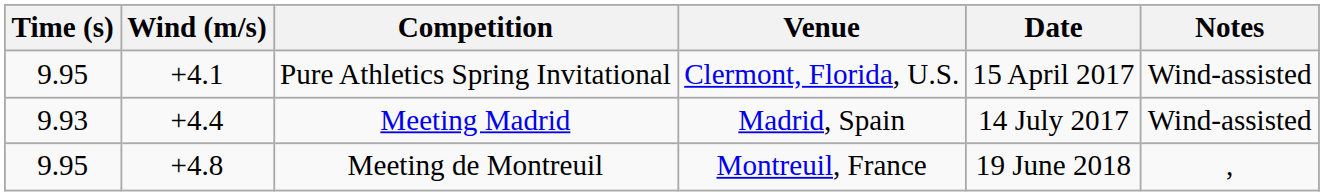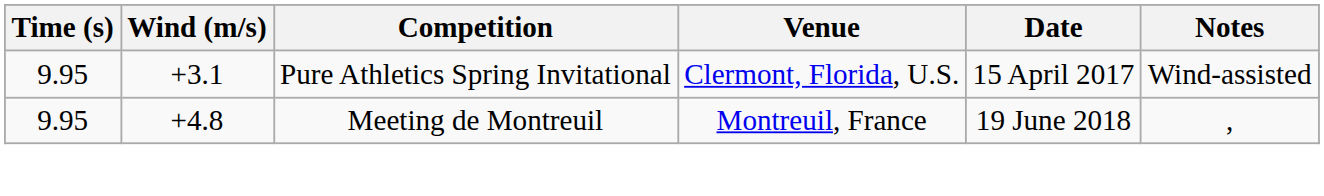(197, 73) +4.1 -> (197, 73) +3.1
- row: (475, 119)
